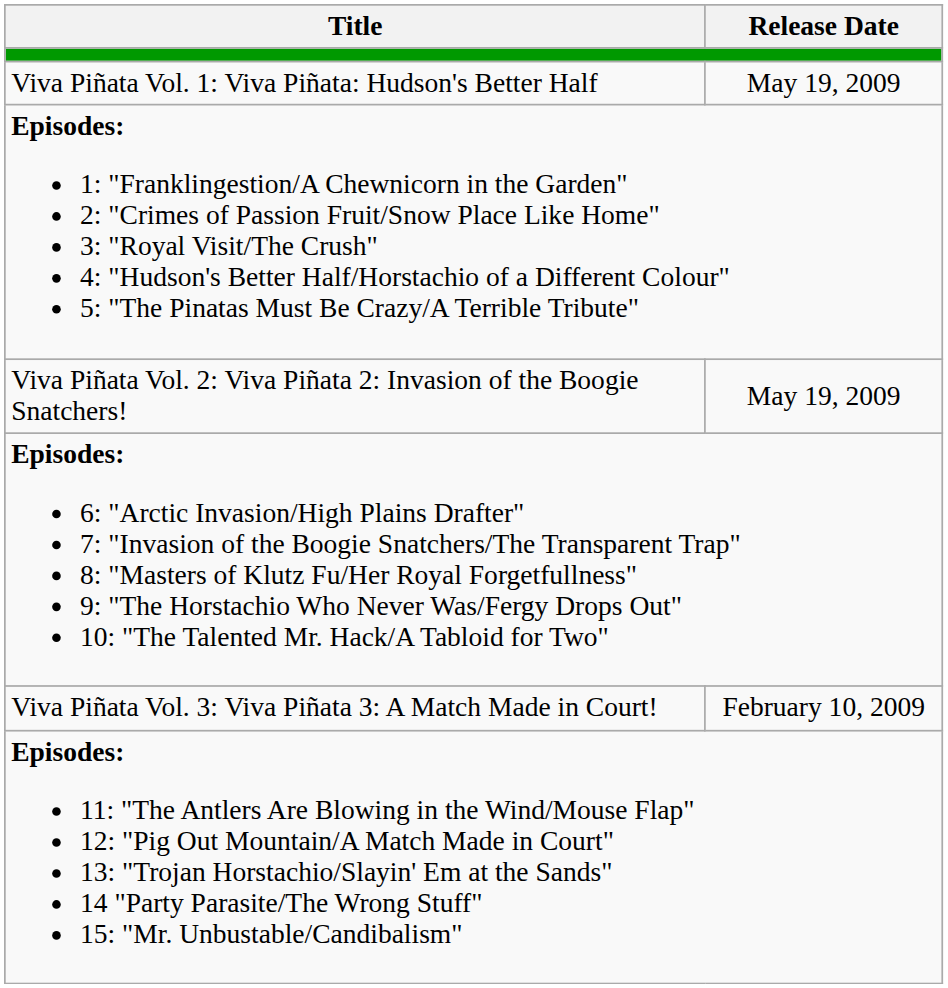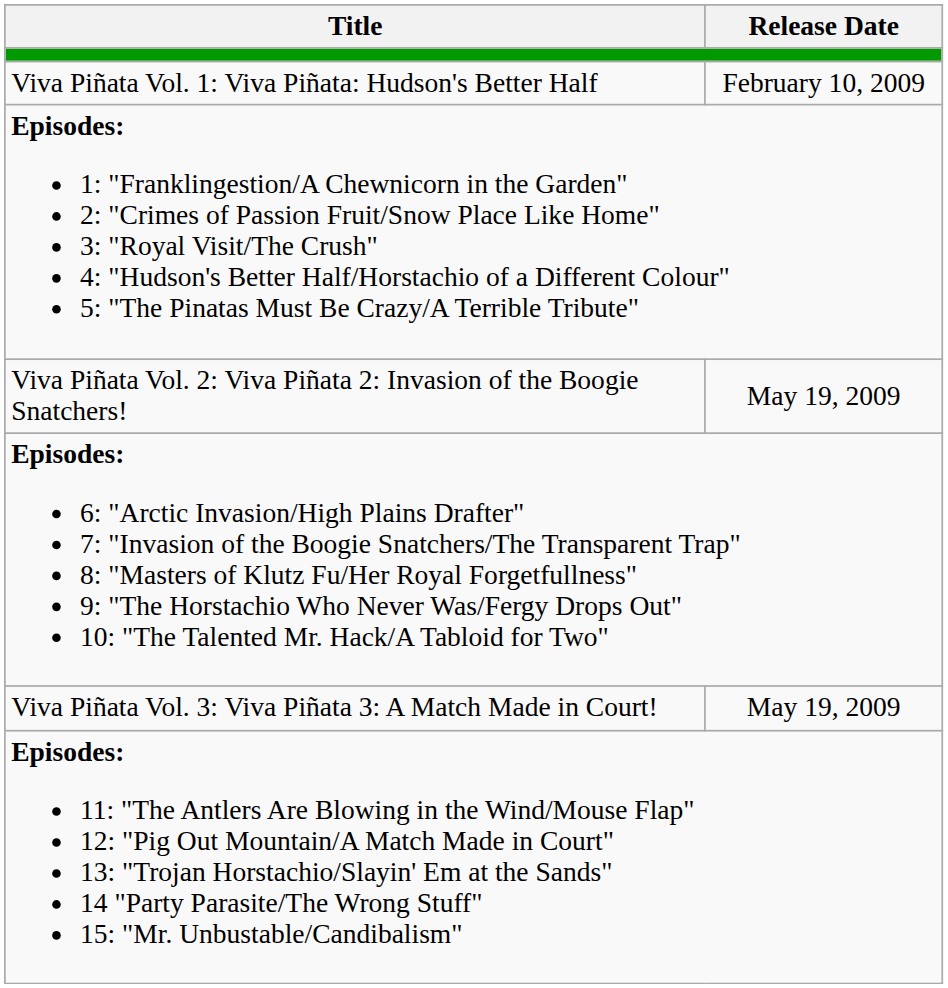(824, 82) May 19, 2009 -> (824, 82) February 10, 2009
(824, 707) February 10, 2009 -> (824, 707) May 19, 2009
